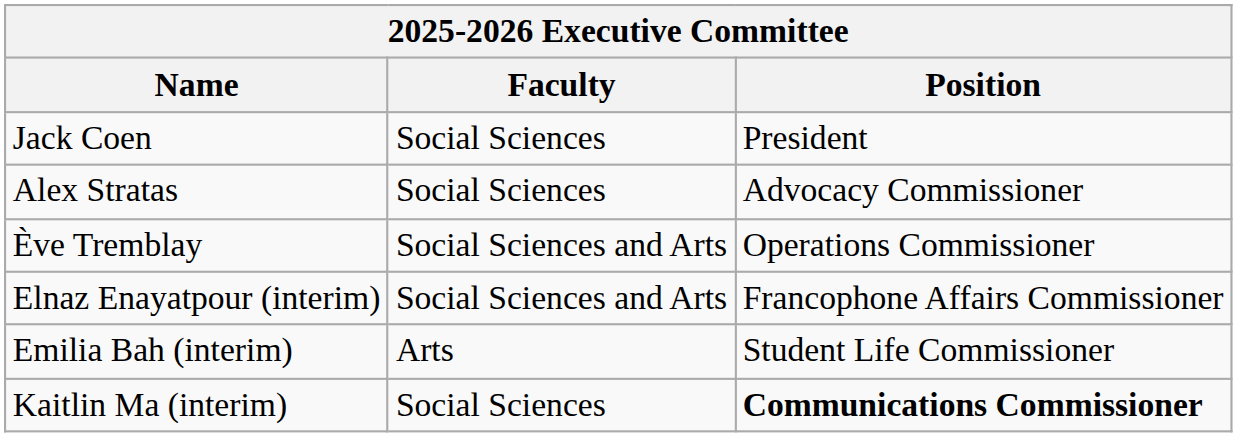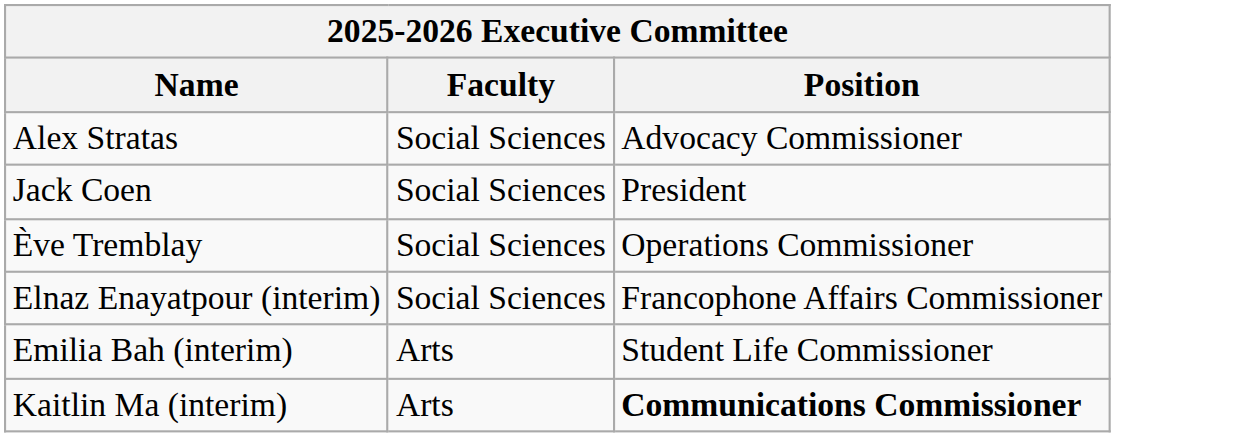rows swapped: (82, 137) <-> (95, 191)
(562, 244) Social Sciences and Arts -> (501, 244) Social Sciences
(562, 297) Social Sciences and Arts -> (501, 297) Social Sciences
(501, 404) Social Sciences -> (425, 404) Arts
